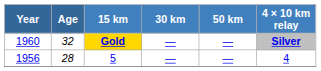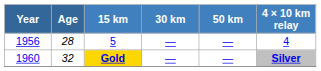rows swapped: (113, 59) <-> (113, 42)
